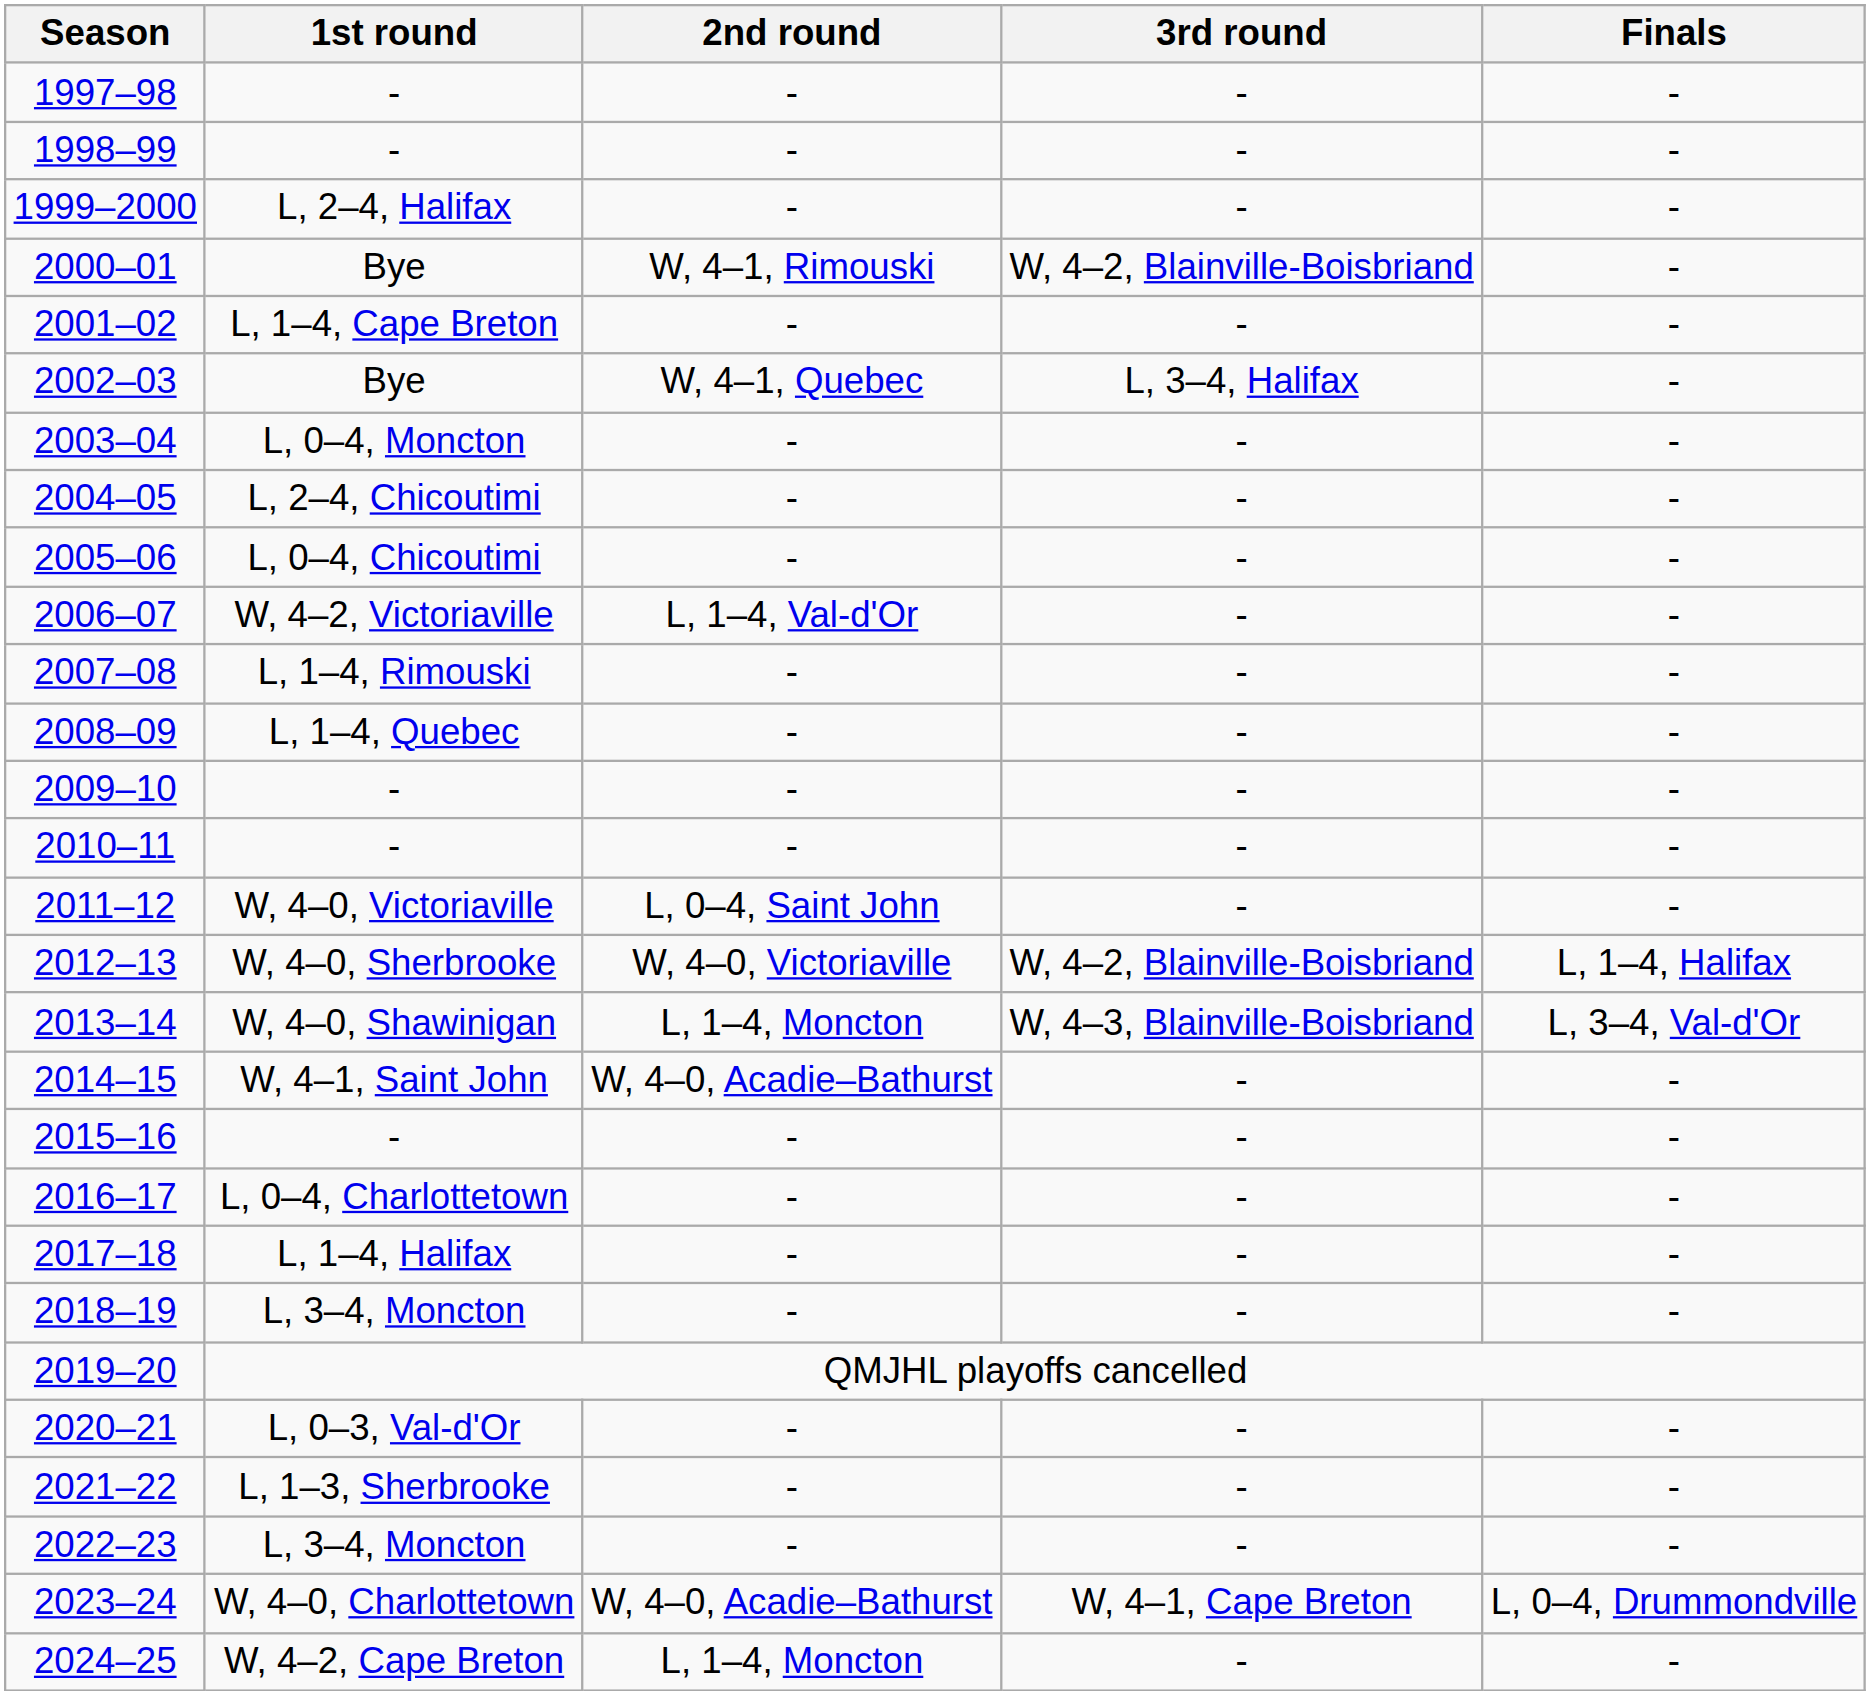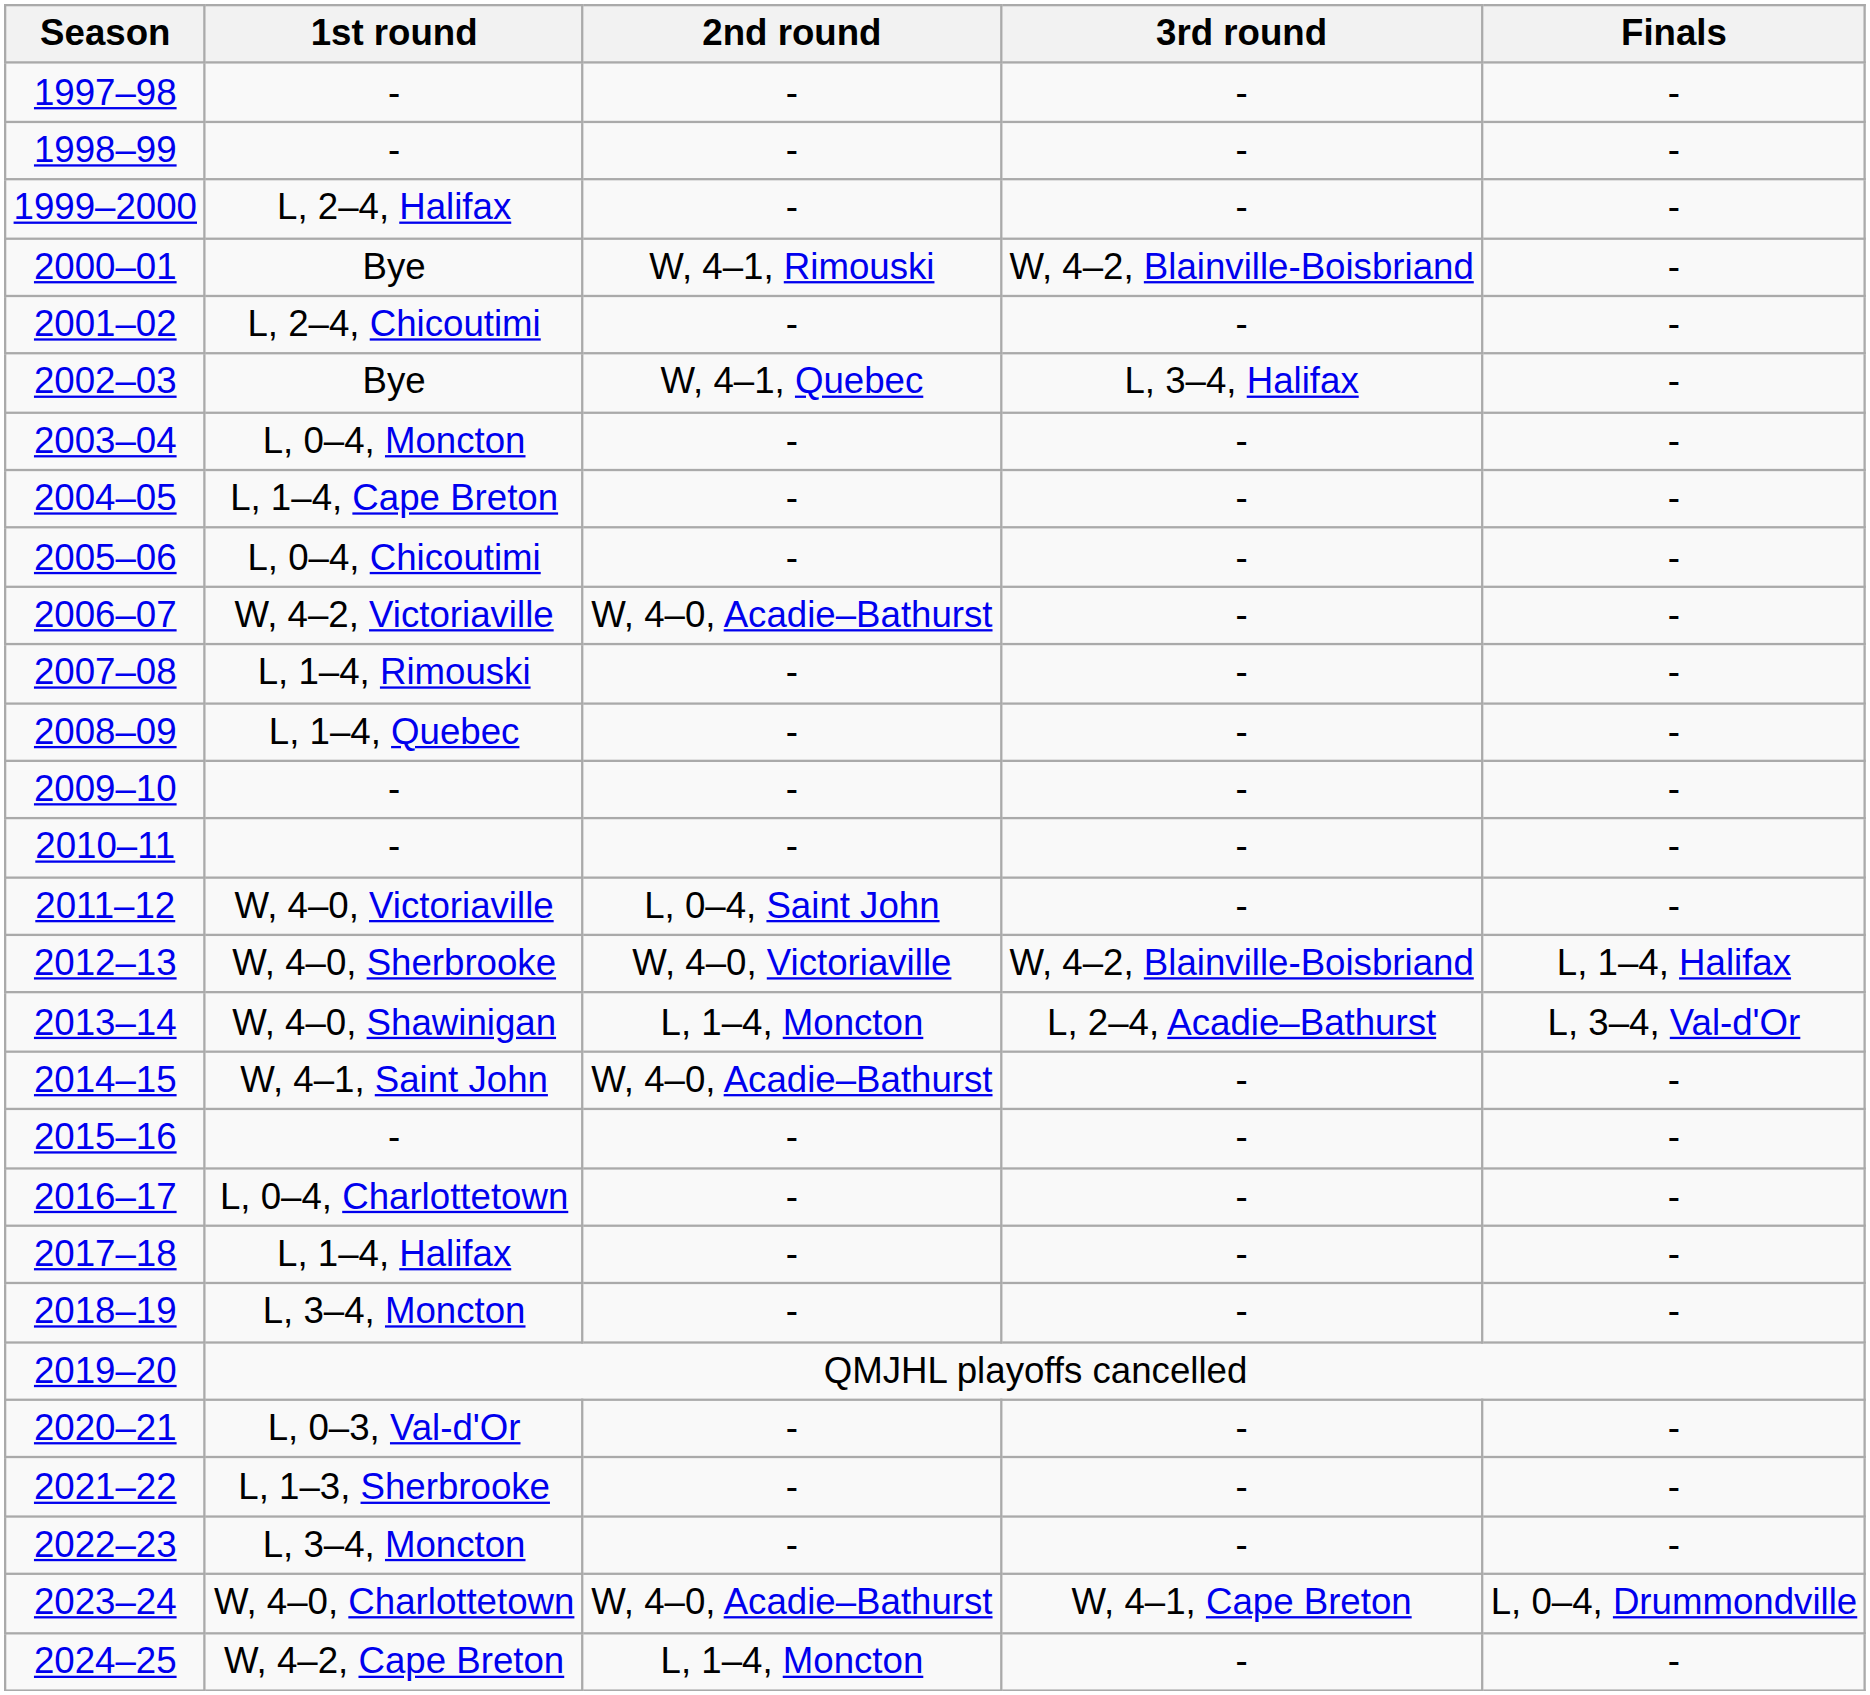(394, 324) L, 1–4, Cape Breton -> (394, 324) L, 2–4, Chicoutimi
(394, 498) L, 2–4, Chicoutimi -> (394, 498) L, 1–4, Cape Breton
(792, 614) L, 1–4, Val-d'Or -> (792, 614) W, 4–0, Acadie–Bathurst
(1242, 1021) W, 4–3, Blainville-Boisbriand -> (1242, 1021) L, 2–4, Acadie–Bathurst
